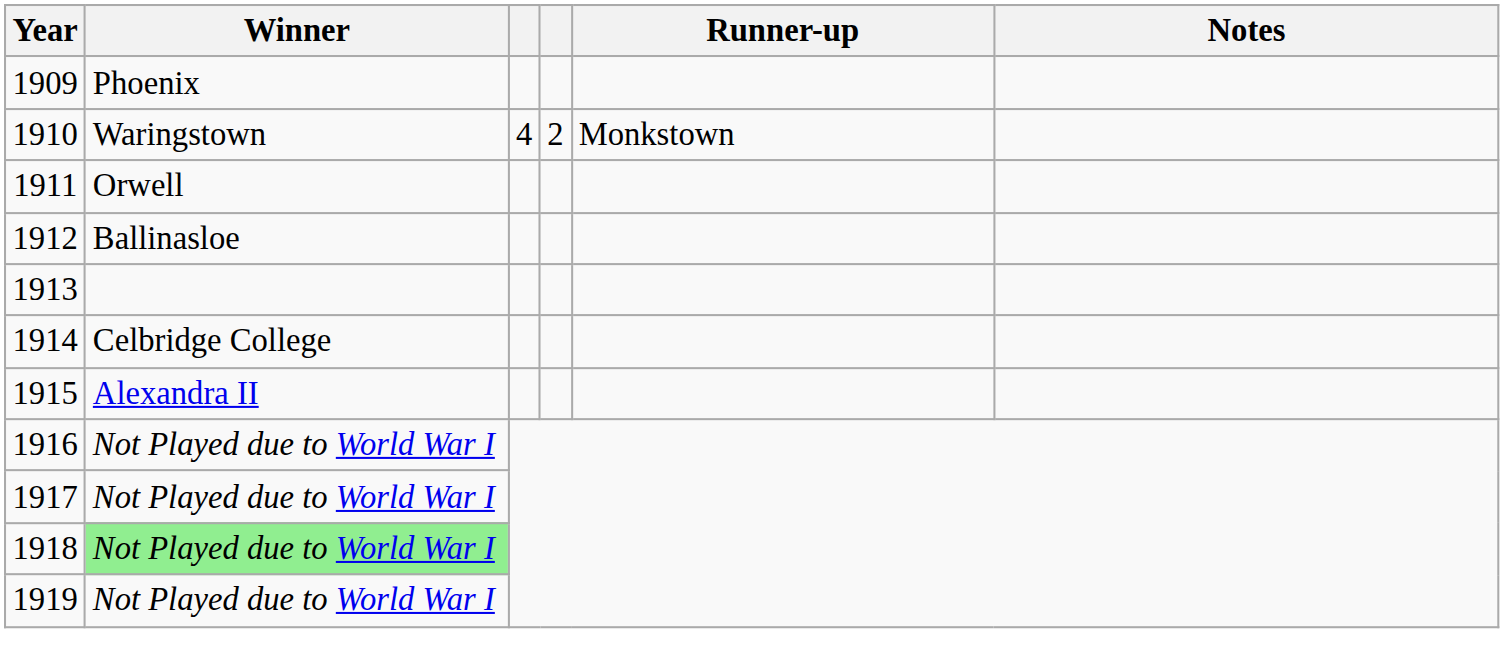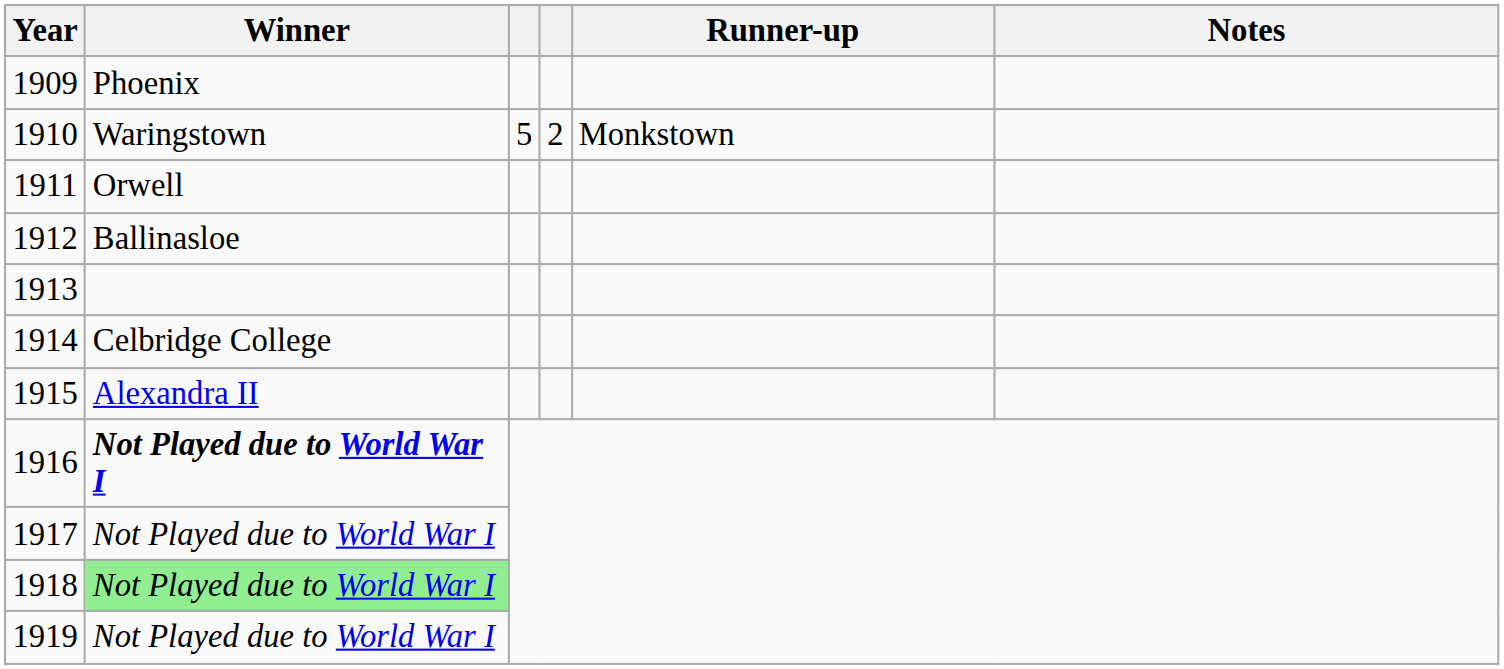(524, 133) 4 -> (524, 133) 5
(294, 444) normal -> (288, 462) bold
